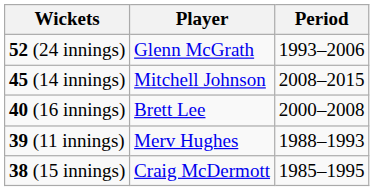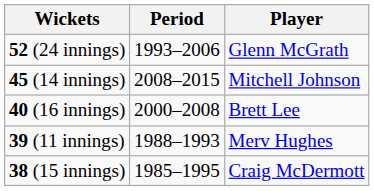columns swapped: (202, 19) <-> (322, 19)
